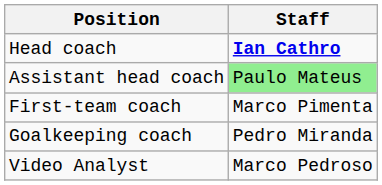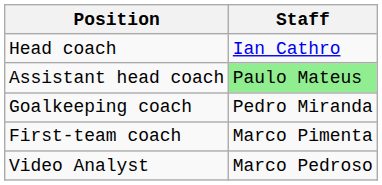(287, 49) bold -> (287, 49) normal
rows swapped: (95, 107) <-> (100, 136)
